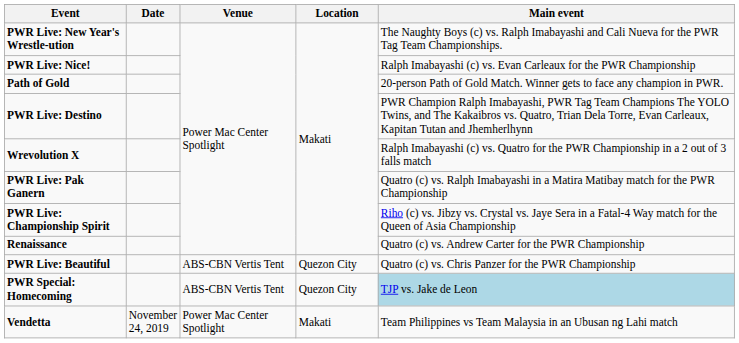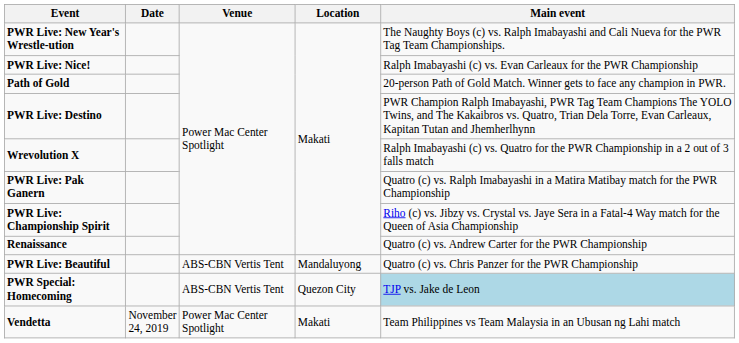(328, 263) Quezon City -> (329, 263) Mandaluyong
